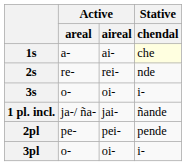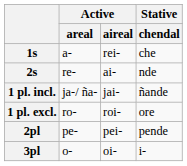(108, 53) ai- -> (112, 53) rei-
(146, 53) lightyellow background -> (147, 53) no background
(110, 72) rei- -> (110, 72) ai-
- row: (31, 92)
+ row: (32, 111)
